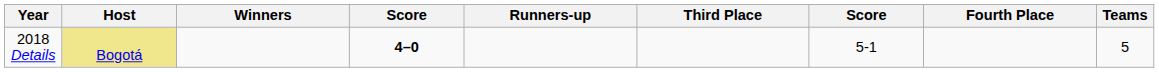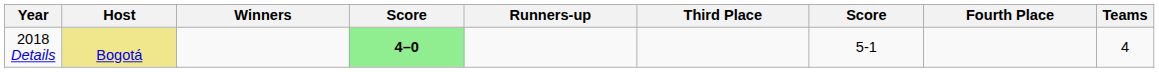(407, 47) no background -> (407, 47) lightgreen background
(1125, 47) 5 -> (1125, 47) 4
